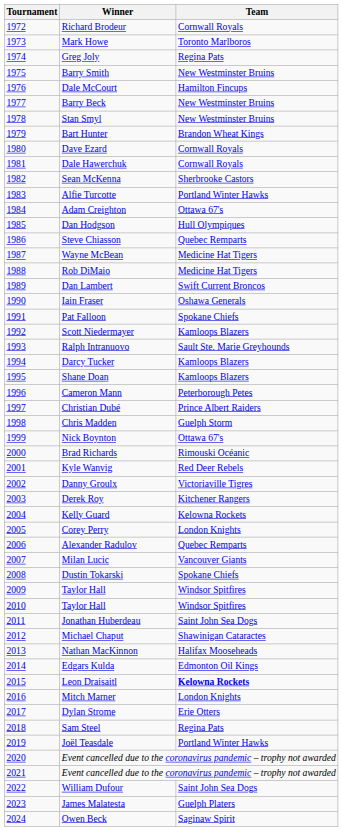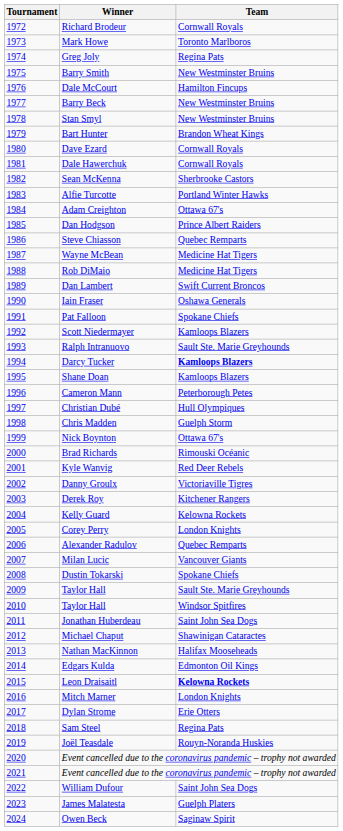(211, 225) Hull Olympiques -> (219, 225) Prince Albert Raiders
(213, 362) normal -> (215, 362) bold
(219, 407) Prince Albert Raiders -> (211, 407) Hull Olympiques
(212, 590) Windsor Spitfires -> (234, 590) Sault Ste. Marie Greyhounds
(223, 742) Portland Winter Hawks -> (226, 742) Rouyn-Noranda Huskies
